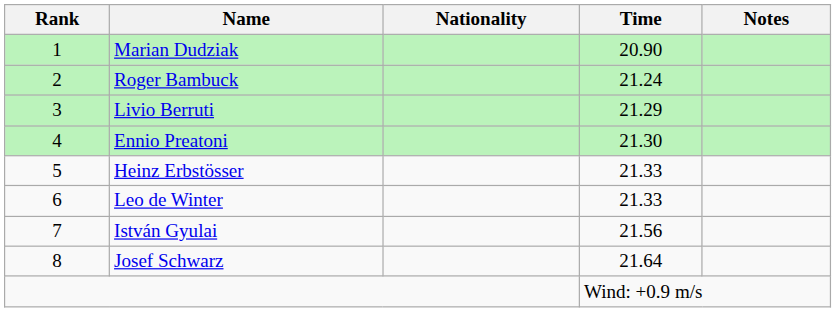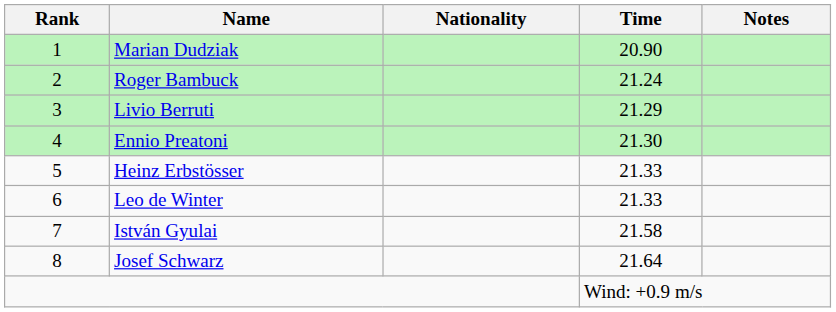(641, 230) 21.56 -> (641, 230) 21.58
